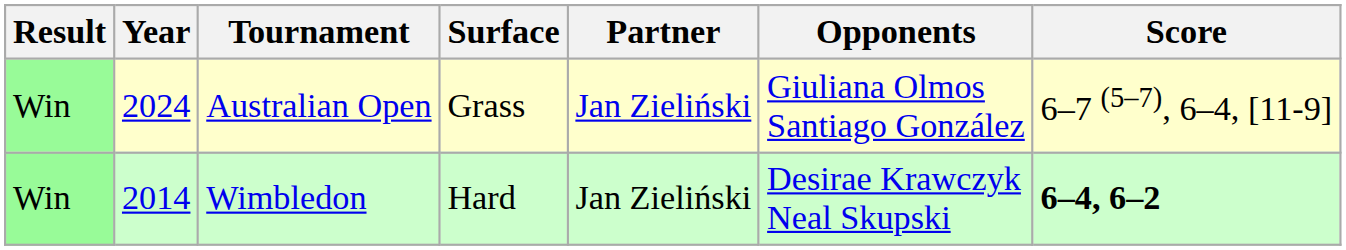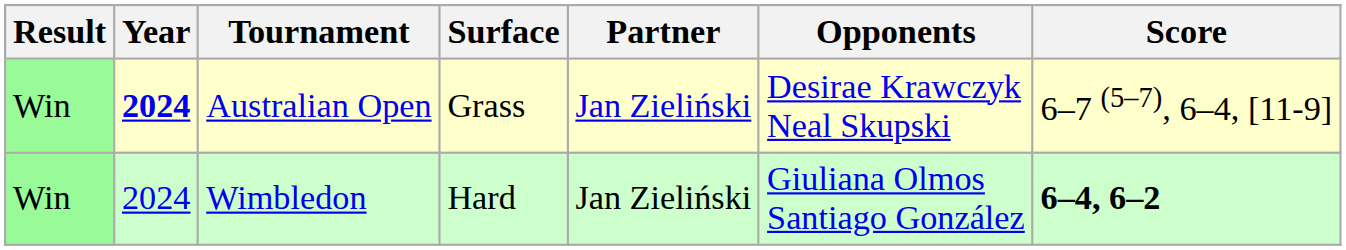(156, 105) normal -> (156, 105) bold
(896, 105) Giuliana Olmos Santiago González -> (894, 105) Desirae Krawczyk Neal Skupski
(156, 198) 2014 -> (156, 198) 2024
(894, 198) Desirae Krawczyk Neal Skupski -> (896, 198) Giuliana Olmos Santiago González
